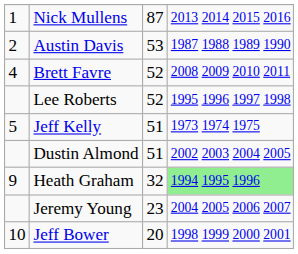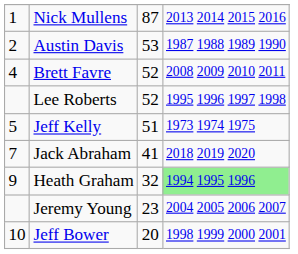- row: (86, 153)
+ row: (82, 153)
